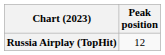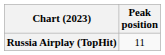(140, 42) 12 -> (140, 42) 11
